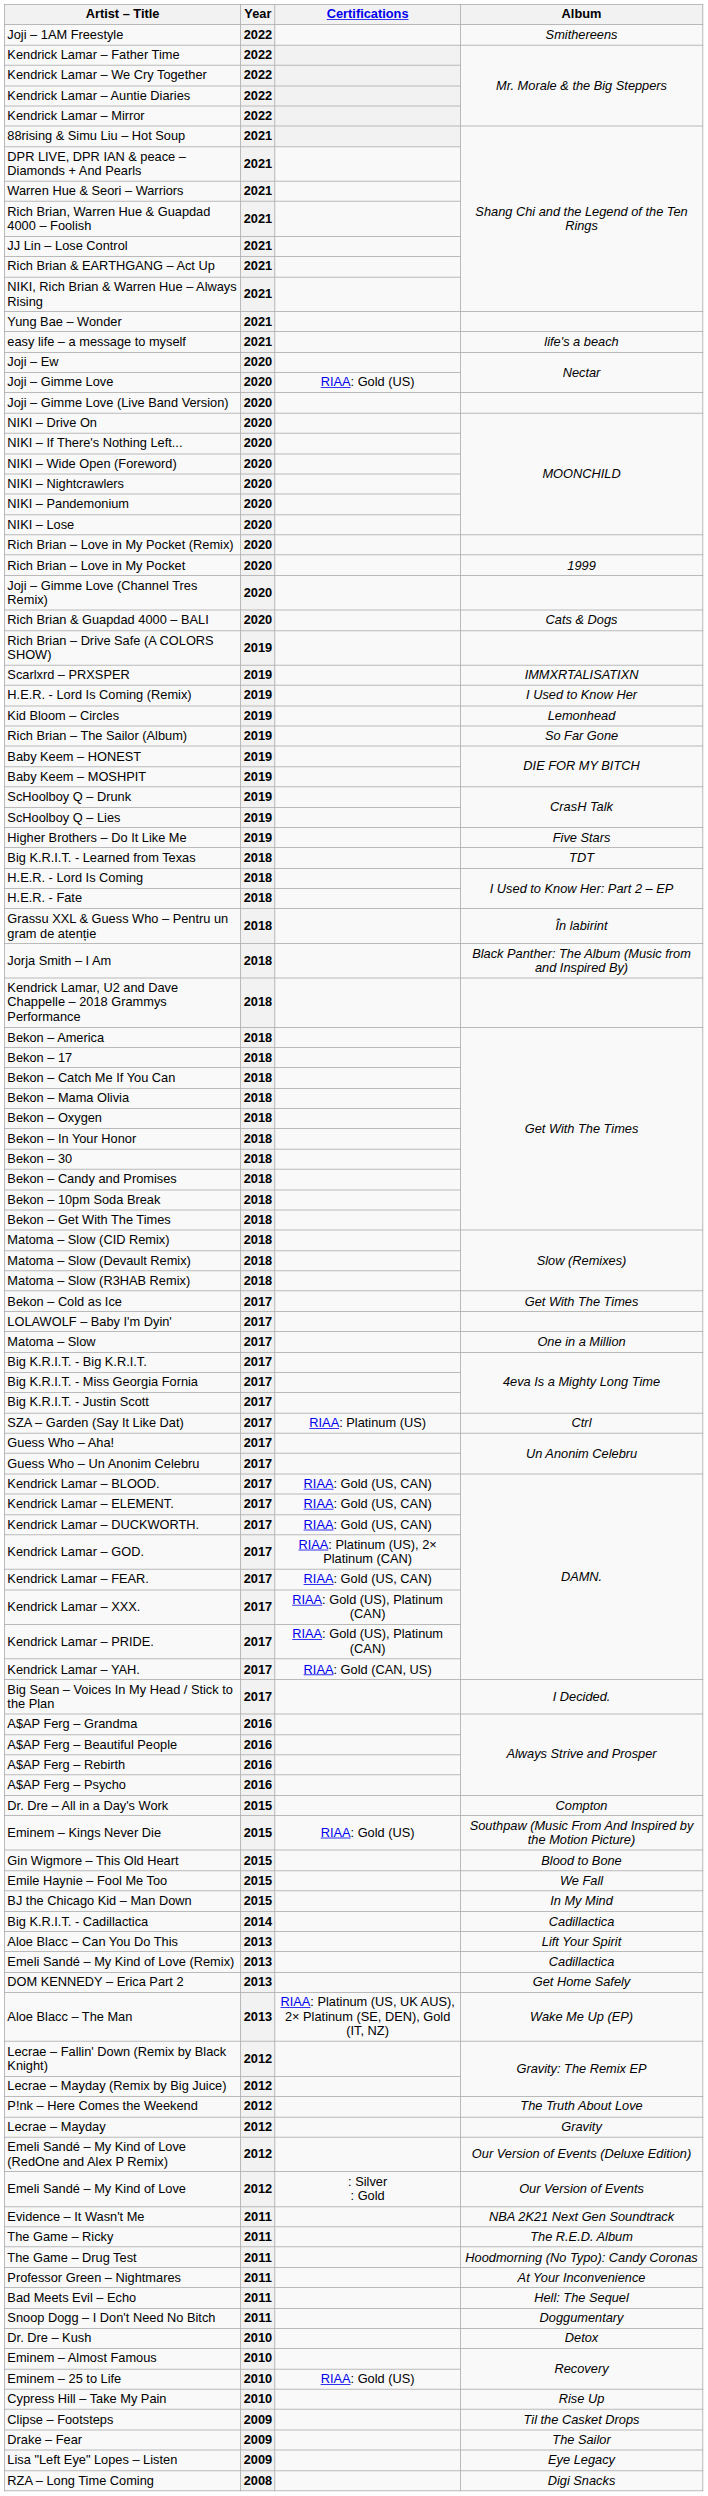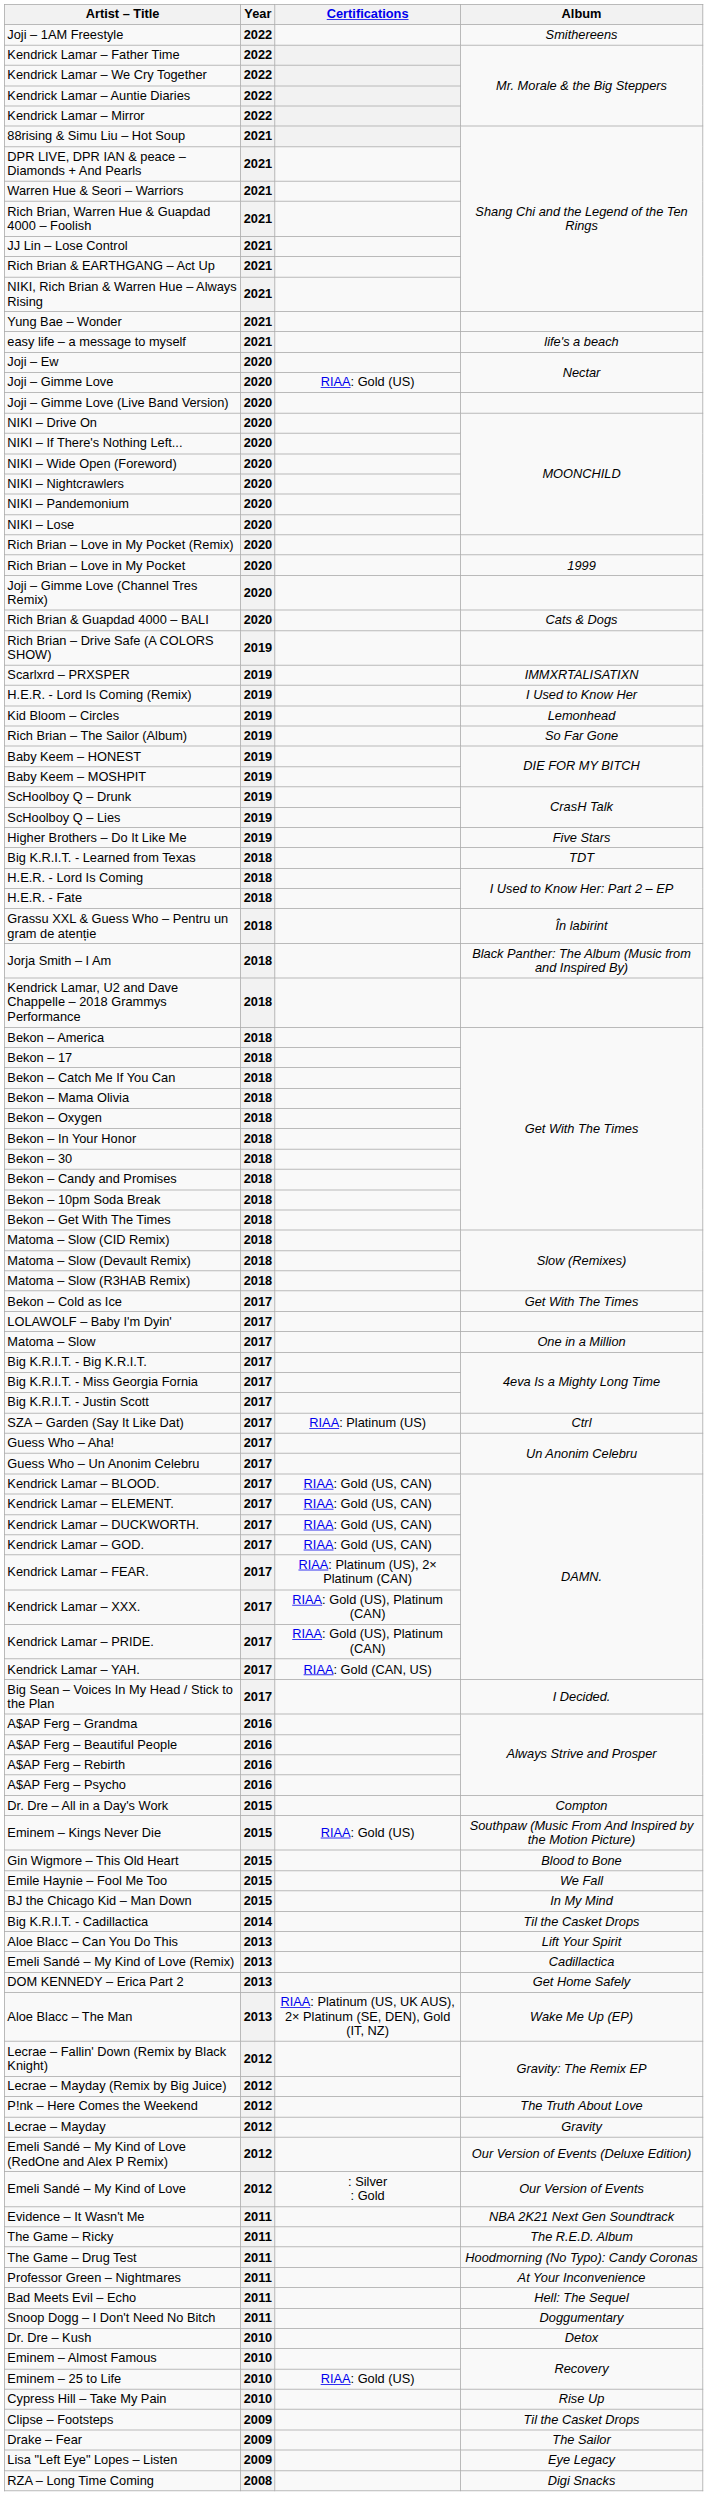(368, 1552) RIAA: Platinum (US), 2× Platinum (CAN) -> (368, 1544) RIAA: Gold (US, CAN)
(368, 1579) RIAA: Gold (US, CAN) -> (368, 1572) RIAA: Platinum (US), 2× Platinum (CAN)
(582, 1921) Cadillactica -> (582, 1921) Til the Casket Drops
